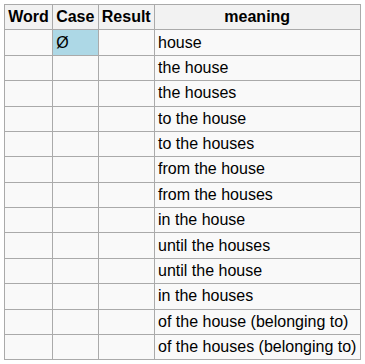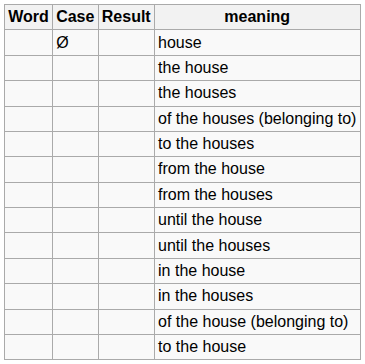(62, 42) lightblue background -> (62, 42) no background
rows swapped: (202, 118) <-> (257, 347)
rows swapped: (210, 270) <-> (202, 220)
